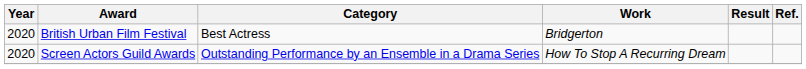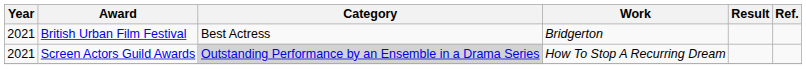(21, 34) 2020 -> (21, 34) 2021
(21, 53) 2020 -> (21, 53) 2021
(370, 53) no background -> (370, 53) lightgrey background
